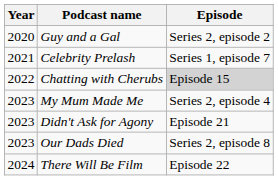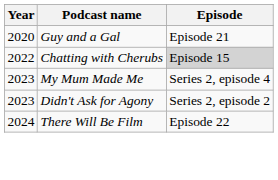(220, 36) Series 2, episode 2 -> (199, 36) Episode 21
- row: (88, 57)
(199, 121) Episode 21 -> (220, 100) Series 2, episode 2
- row: (82, 143)
